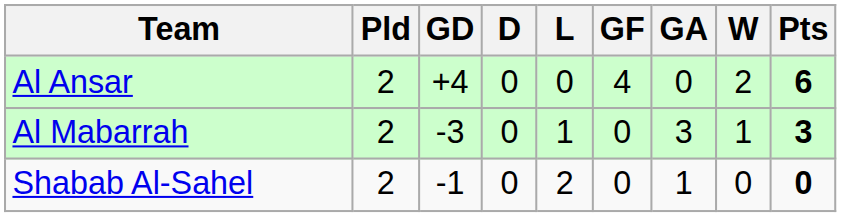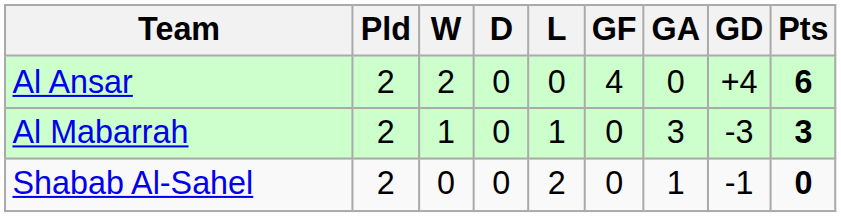columns swapped: (743, 30) <-> (450, 30)
